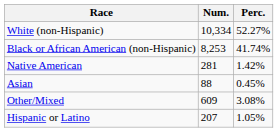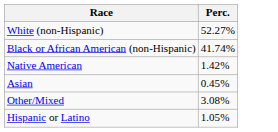- column: (216, 13)
